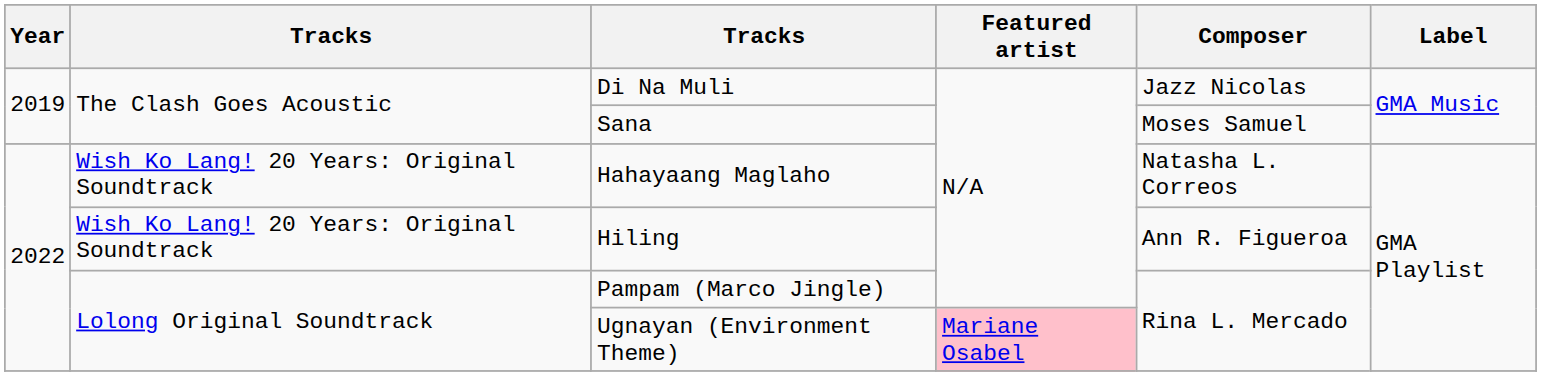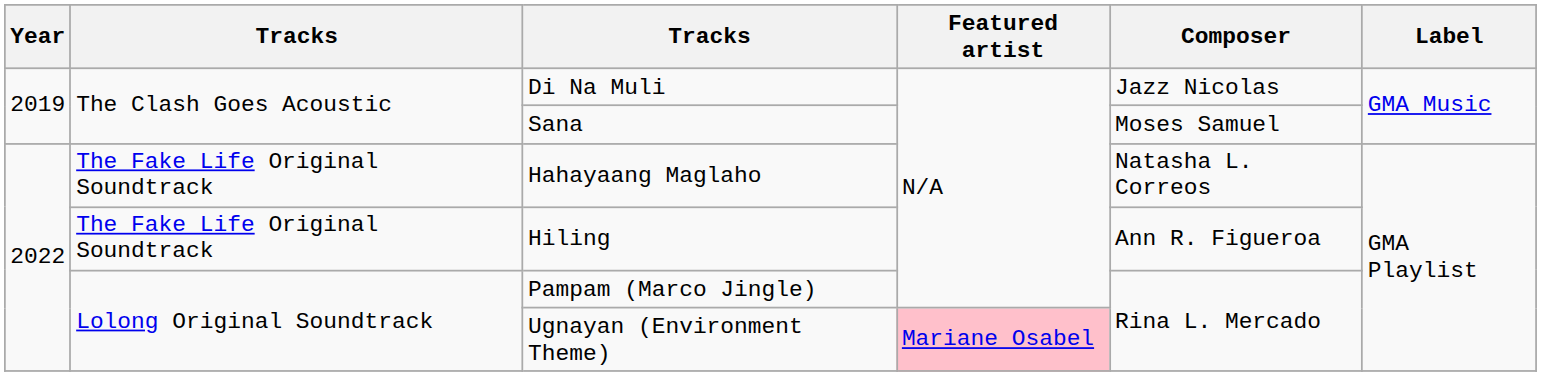(296, 175) Wish Ko Lang! 20 Years: Original Soundtrack -> (227, 175) The Fake Life Original Soundtrack
(296, 239) Wish Ko Lang! 20 Years: Original Soundtrack -> (227, 239) The Fake Life Original Soundtrack
